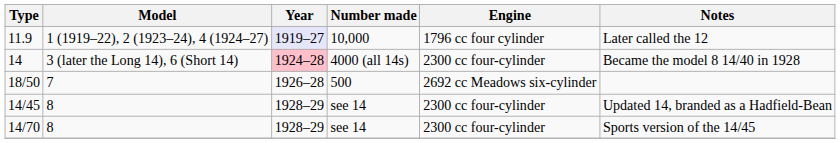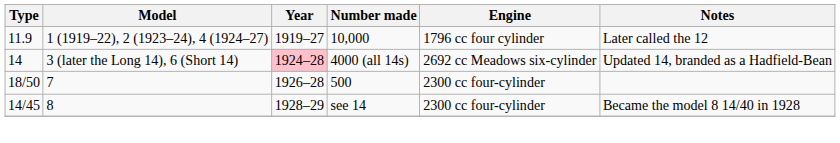(299, 37) lavender background -> (299, 37) no background
(484, 60) 2300 cc four-cylinder -> (510, 60) 2692 cc Meadows six-cylinder
(701, 60) Became the model 8 14/40 in 1928 -> (717, 60) Updated 14, branded as a Hadfield-Bean
(510, 82) 2692 cc Meadows six-cylinder -> (484, 82) 2300 cc four-cylinder
(717, 104) Updated 14, branded as a Hadfield-Bean -> (701, 104) Became the model 8 14/40 in 1928
- row: (24, 127)
